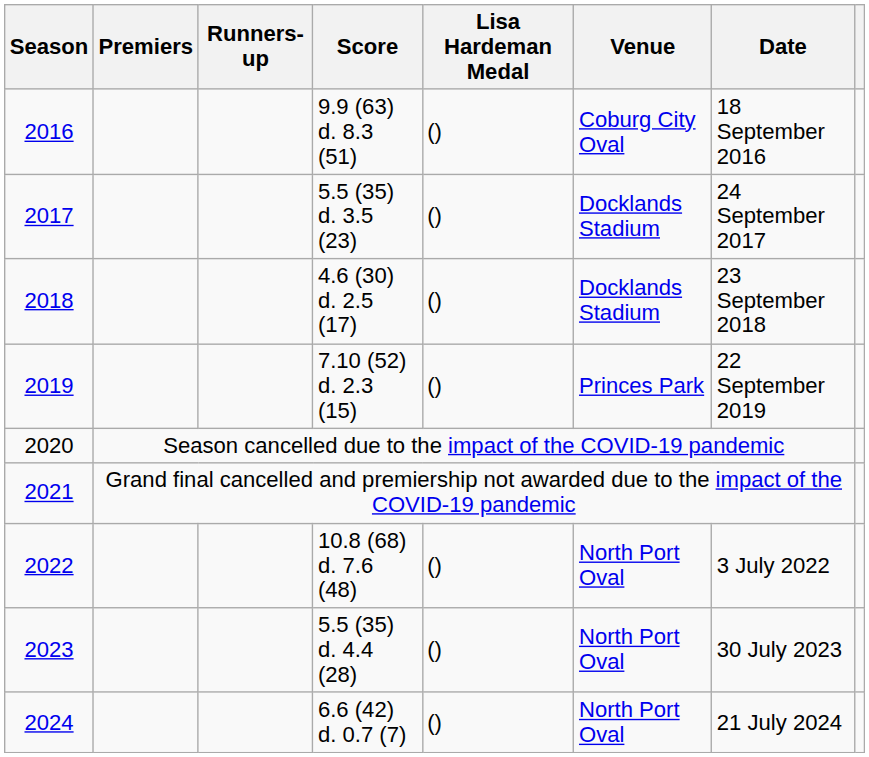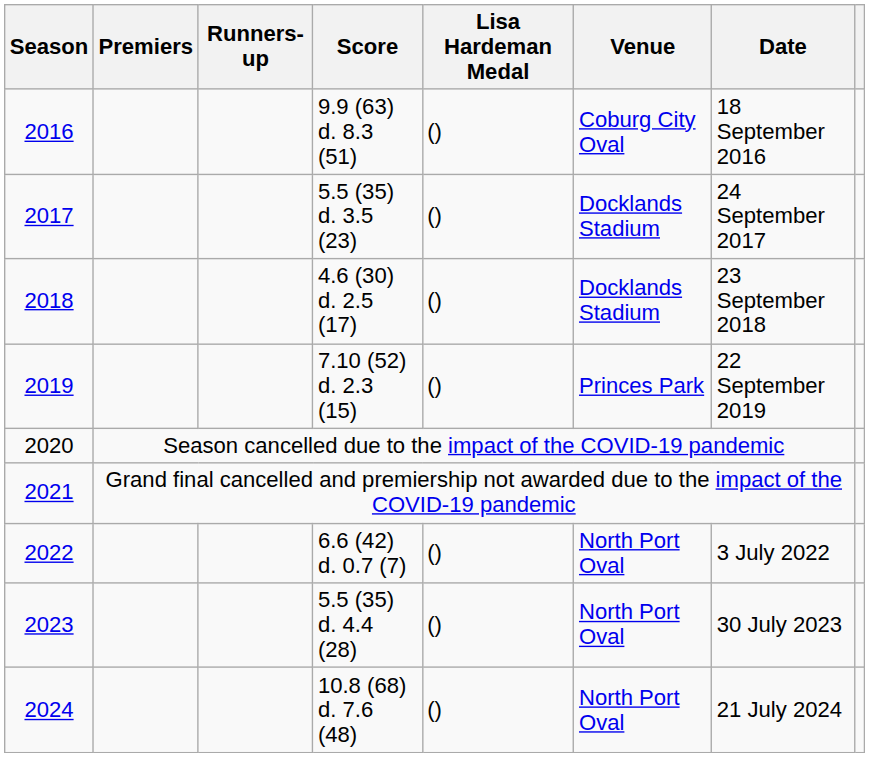(362, 565) 10.8 (68) d. 7.6 (48) -> (362, 552) 6.6 (42) d. 0.7 (7)
(362, 722) 6.6 (42) d. 0.7 (7) -> (362, 709) 10.8 (68) d. 7.6 (48)
